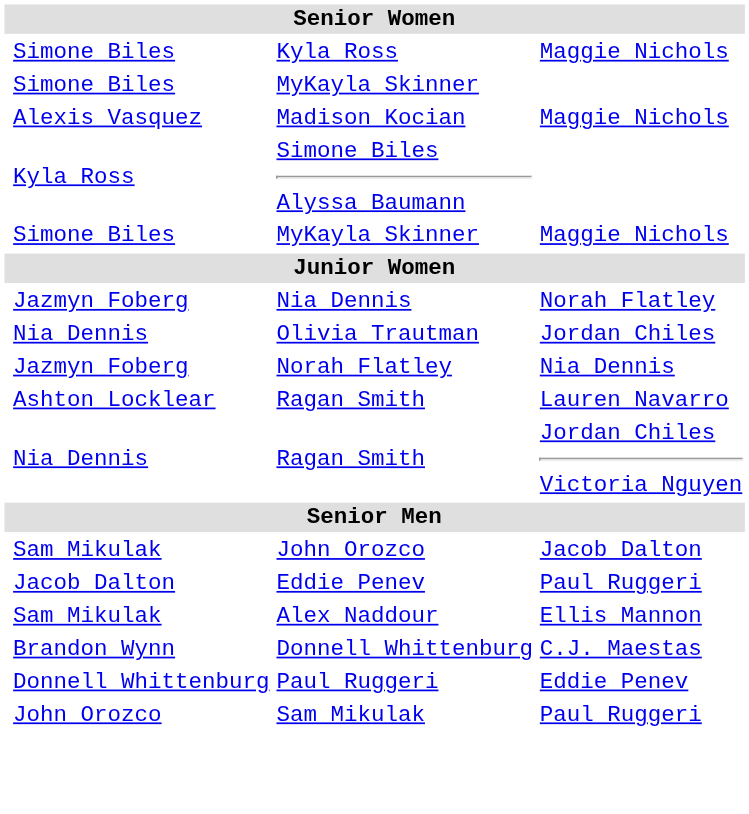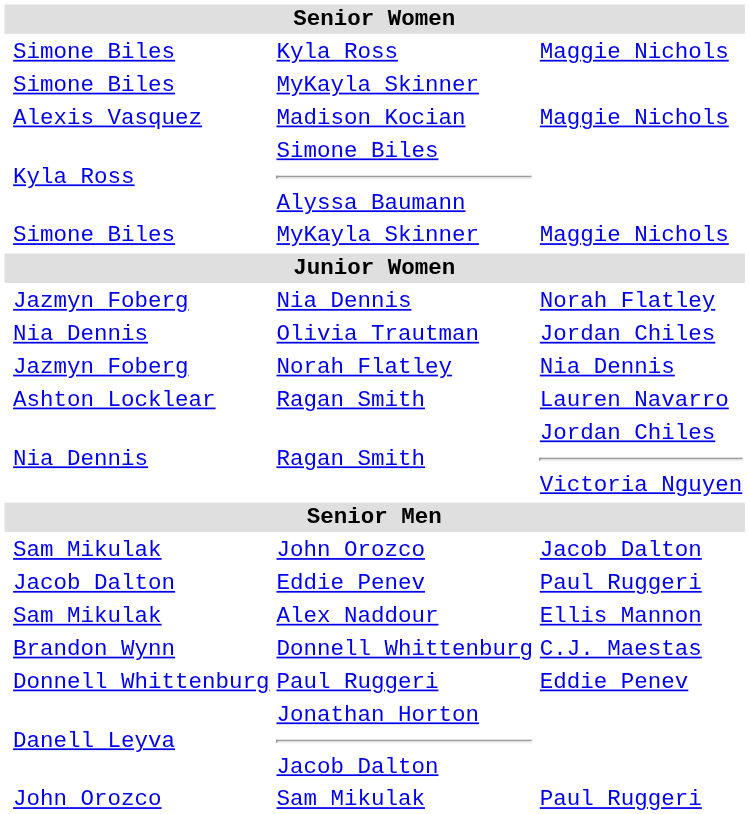+ row: (405, 741)
